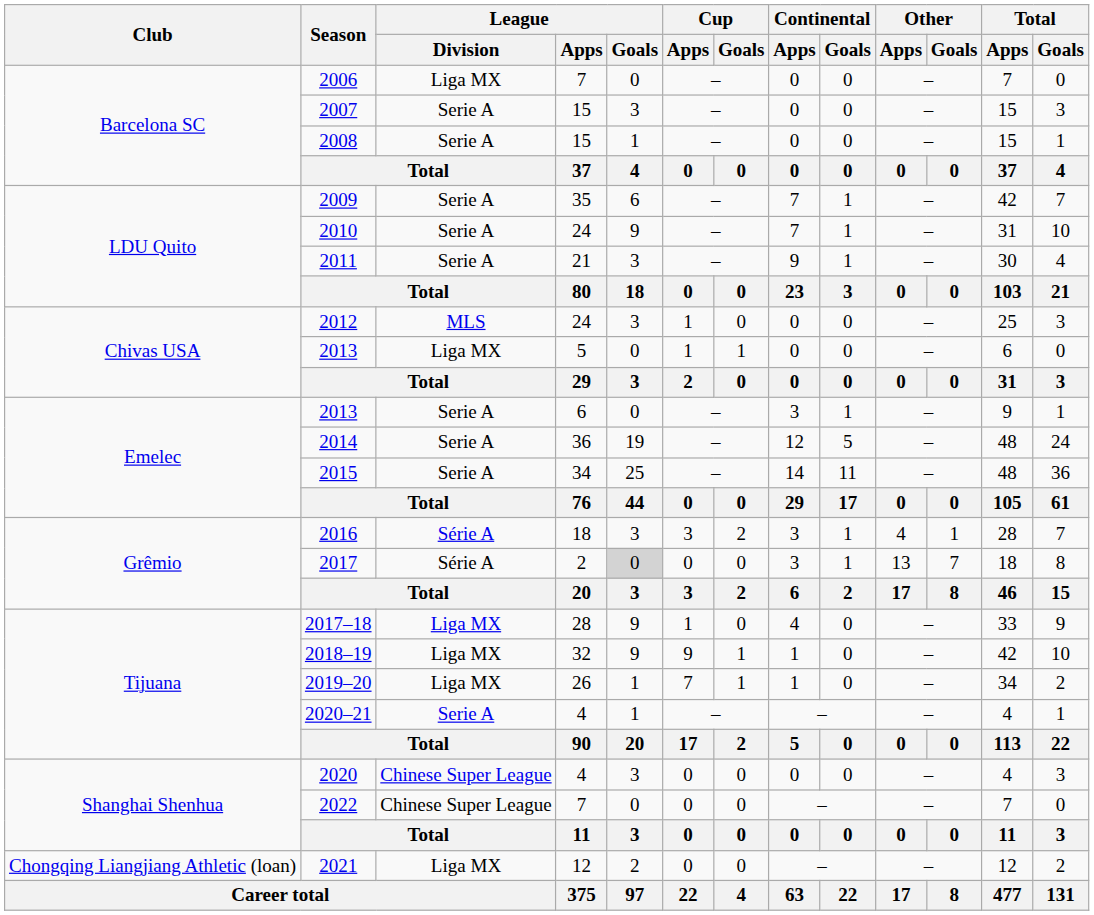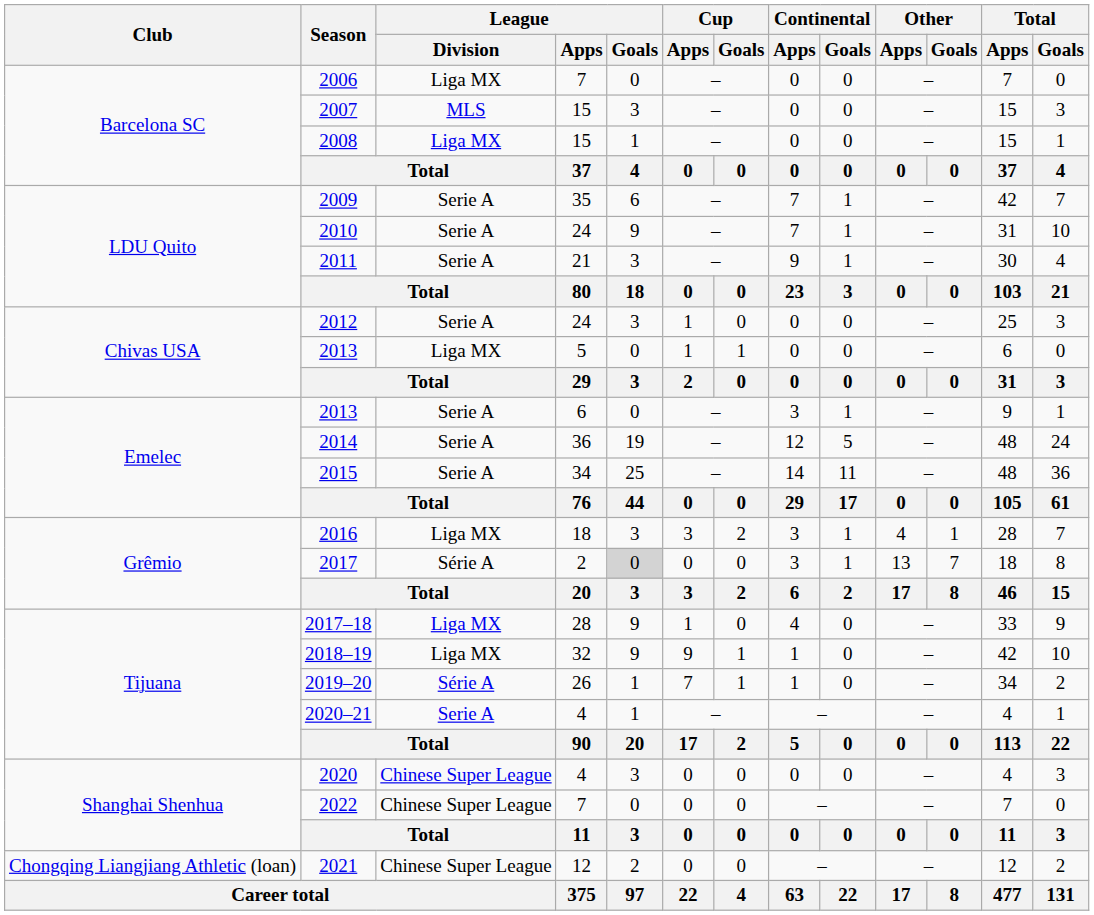(466, 110) Serie A -> (466, 110) MLS
(466, 140) Serie A -> (466, 140) Liga MX
(466, 321) MLS -> (466, 321) Serie A
(466, 532) Série A -> (466, 532) Liga MX
(466, 683) Liga MX -> (466, 683) Série A
(466, 865) Liga MX -> (466, 865) Chinese Super League
